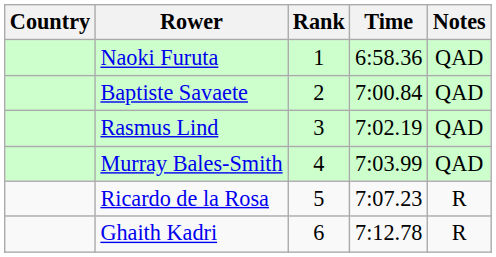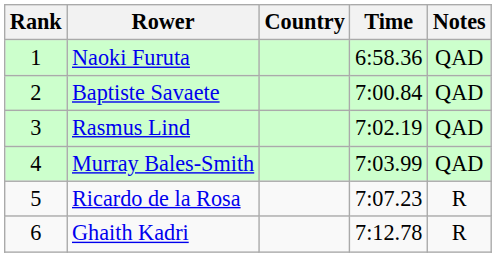columns swapped: (319, 22) <-> (50, 22)
